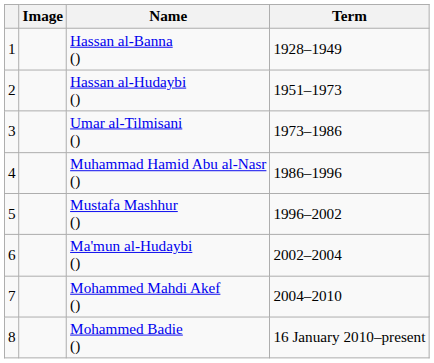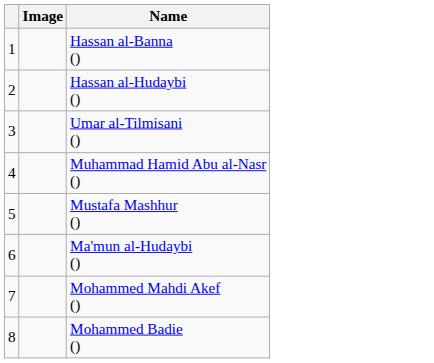- column: (349, 16)
